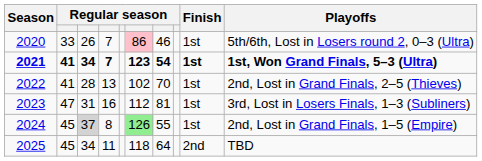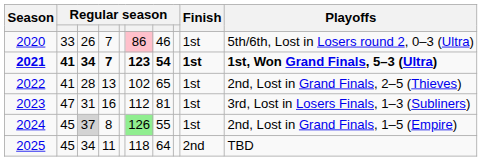(163, 83) 70 -> (163, 83) 65
